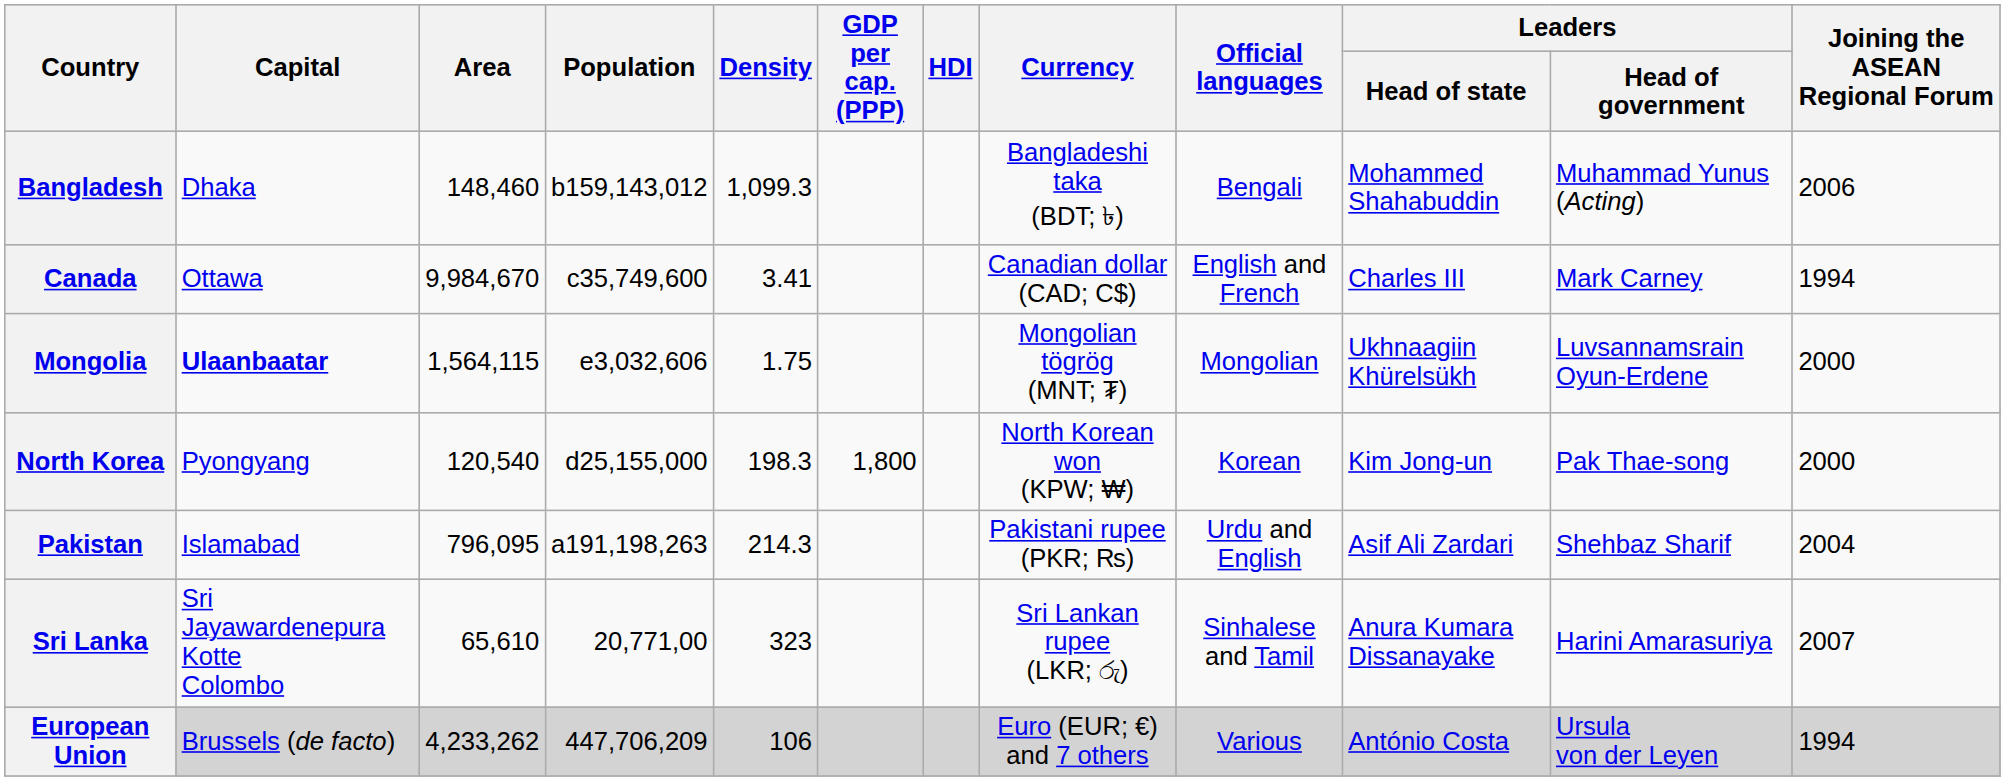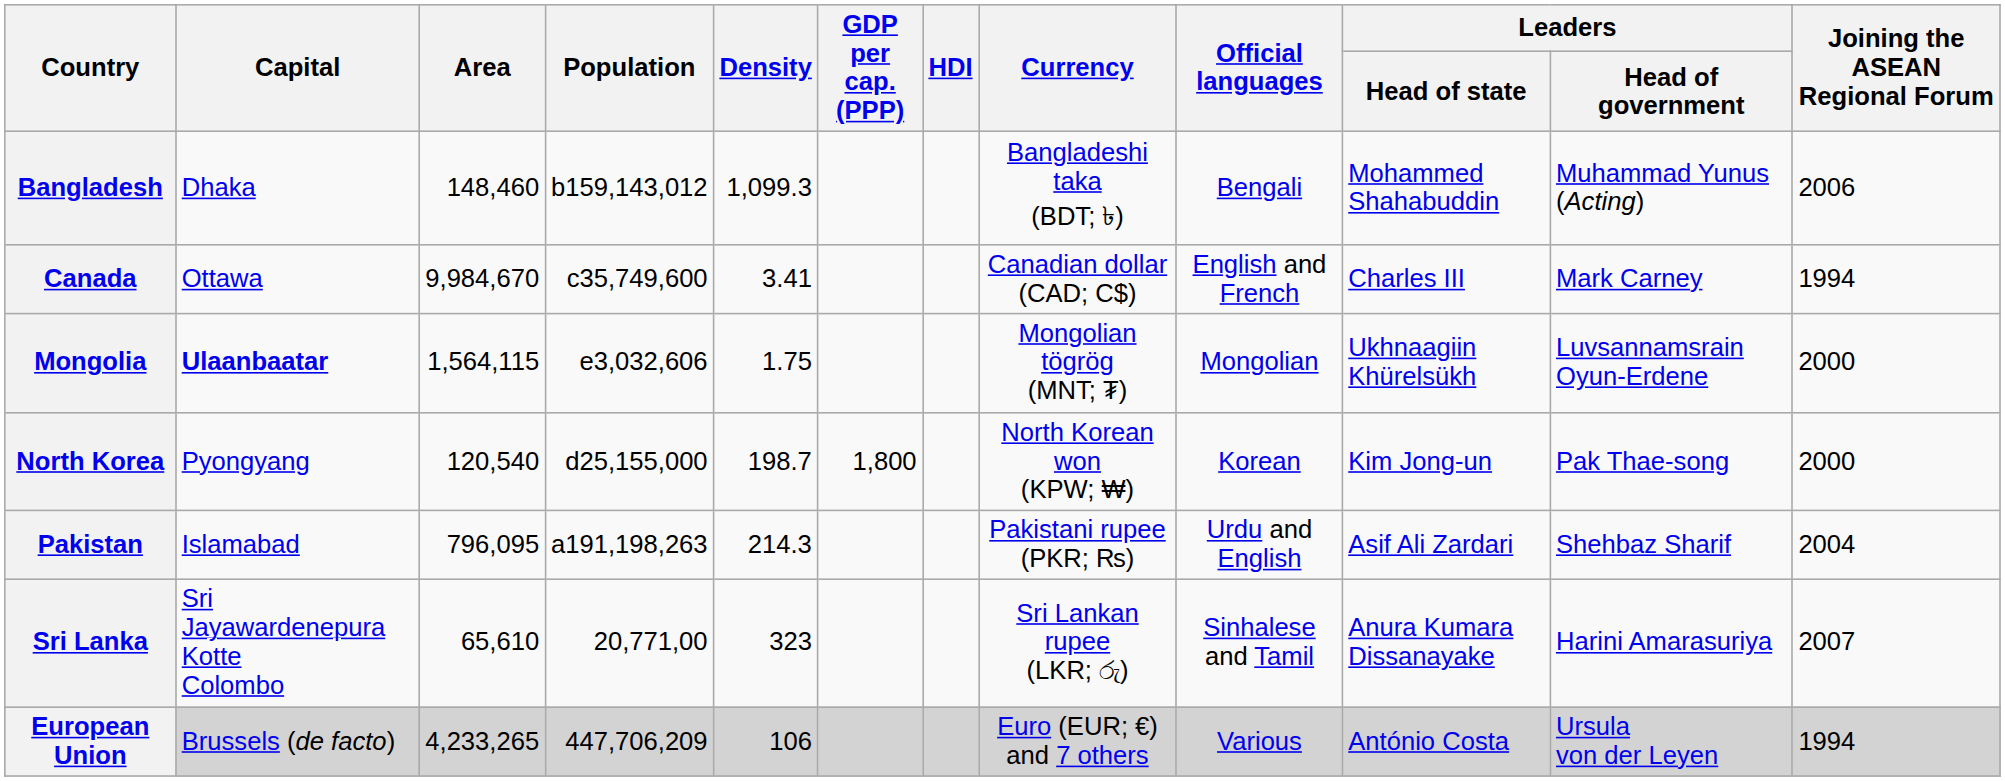(780, 460) 198.3 -> (780, 460) 198.7
(482, 741) 4,233,262 -> (482, 741) 4,233,265
